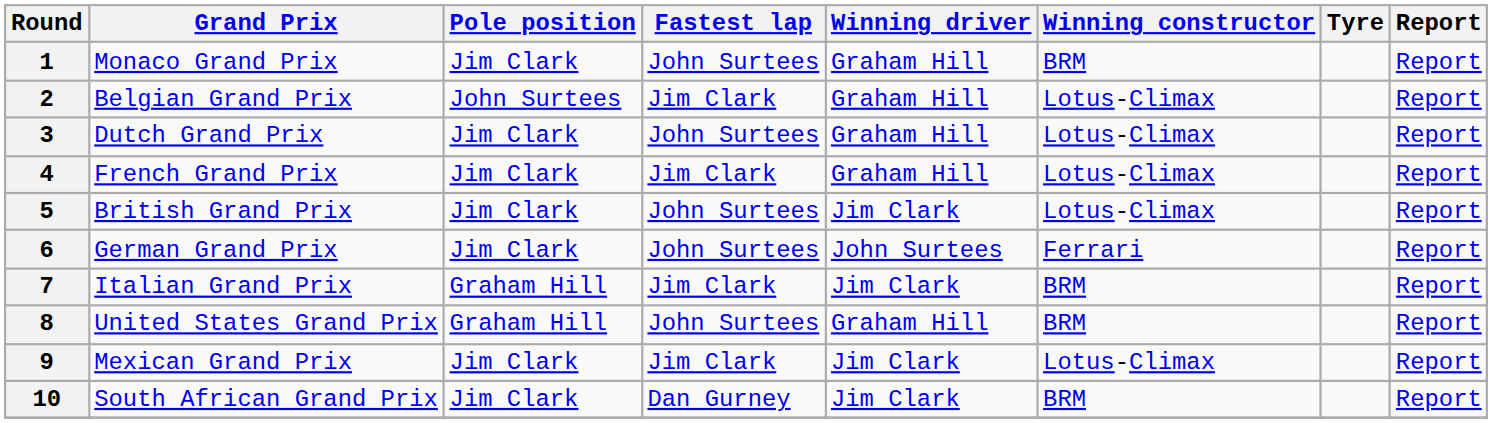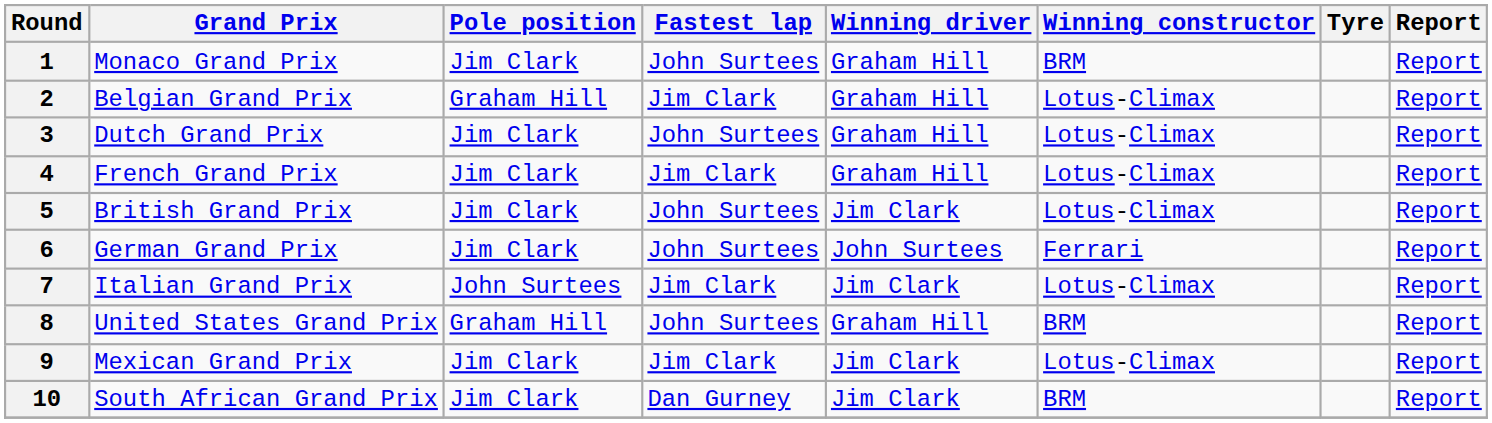(535, 99) John Surtees -> (528, 99) Graham Hill
(528, 287) Graham Hill -> (535, 287) John Surtees
(1065, 287) BRM -> (1129, 287) Lotus-Climax
